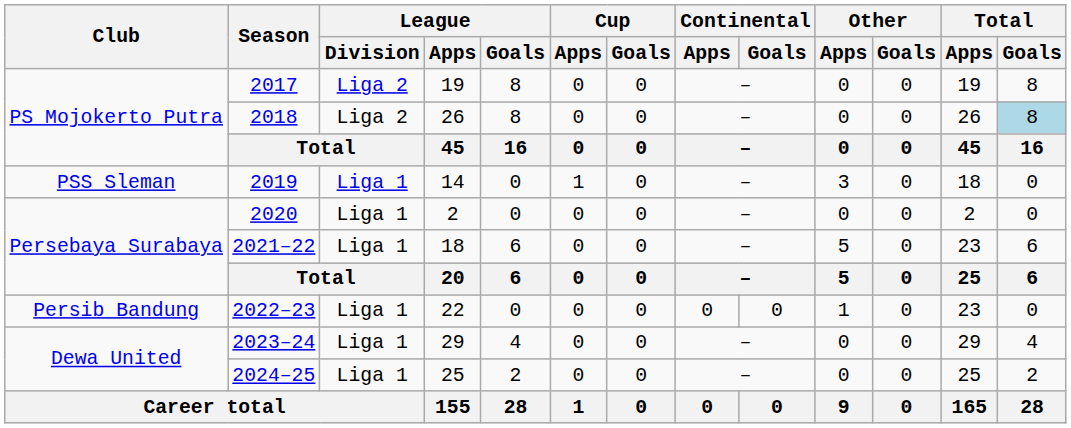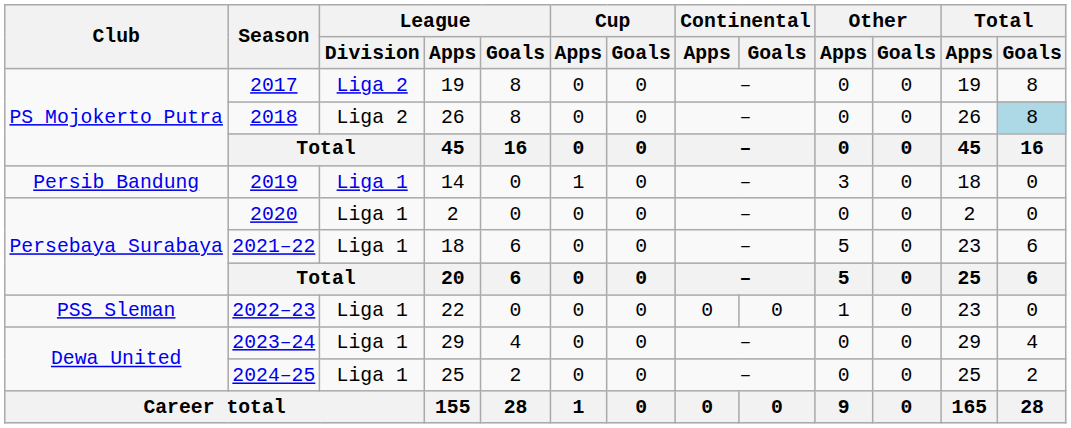(116, 182) PSS Sleman -> (116, 182) Persib Bandung
(116, 311) Persib Bandung -> (116, 311) PSS Sleman
